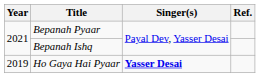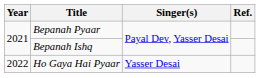(18, 64) 2019 -> (18, 64) 2022
(153, 64) bold -> (152, 64) normal
